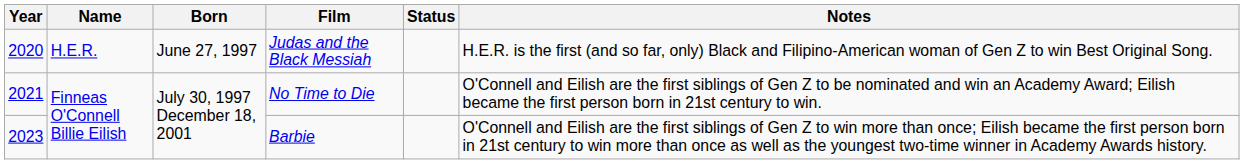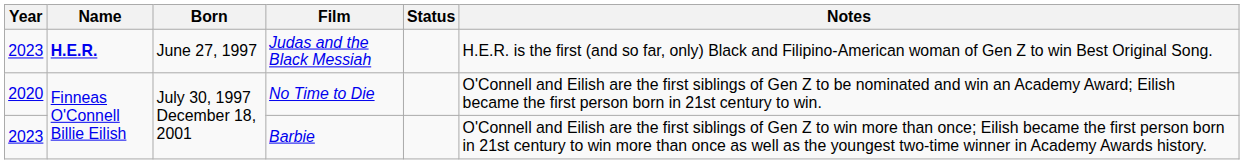(26, 51) 2020 -> (26, 51) 2023
(74, 51) normal -> (74, 51) bold
(26, 94) 2021 -> (26, 94) 2020
